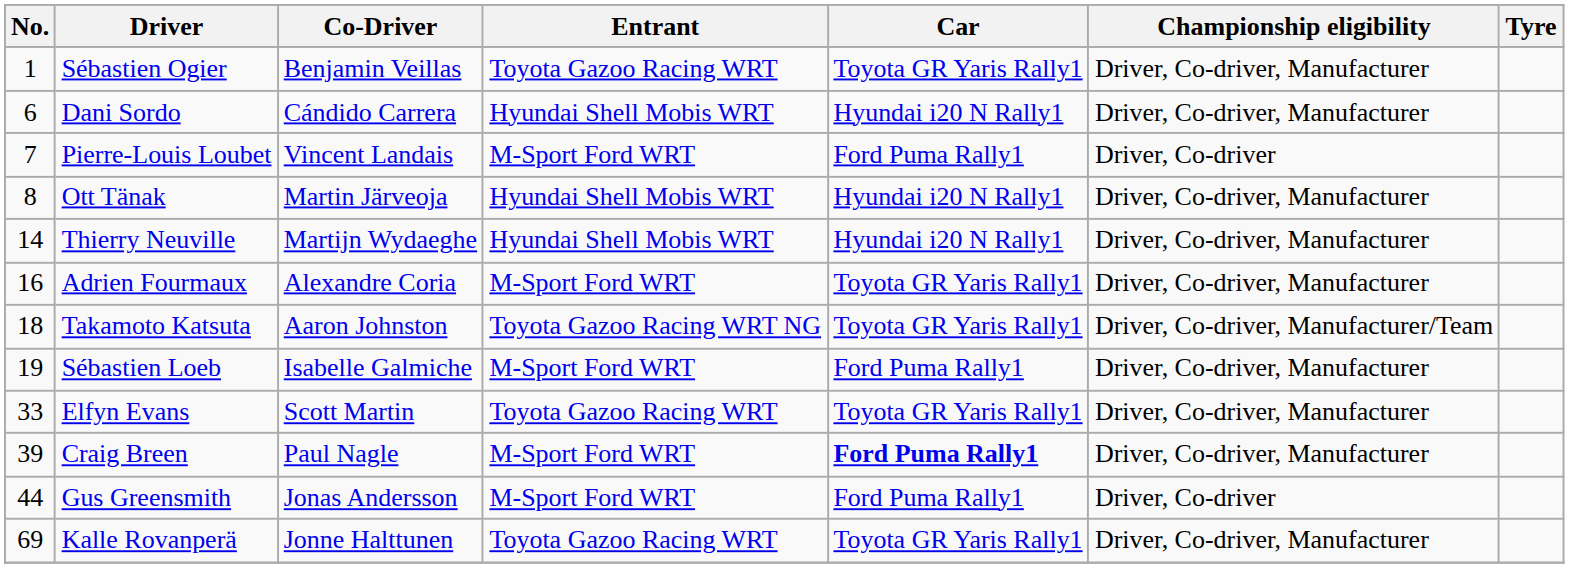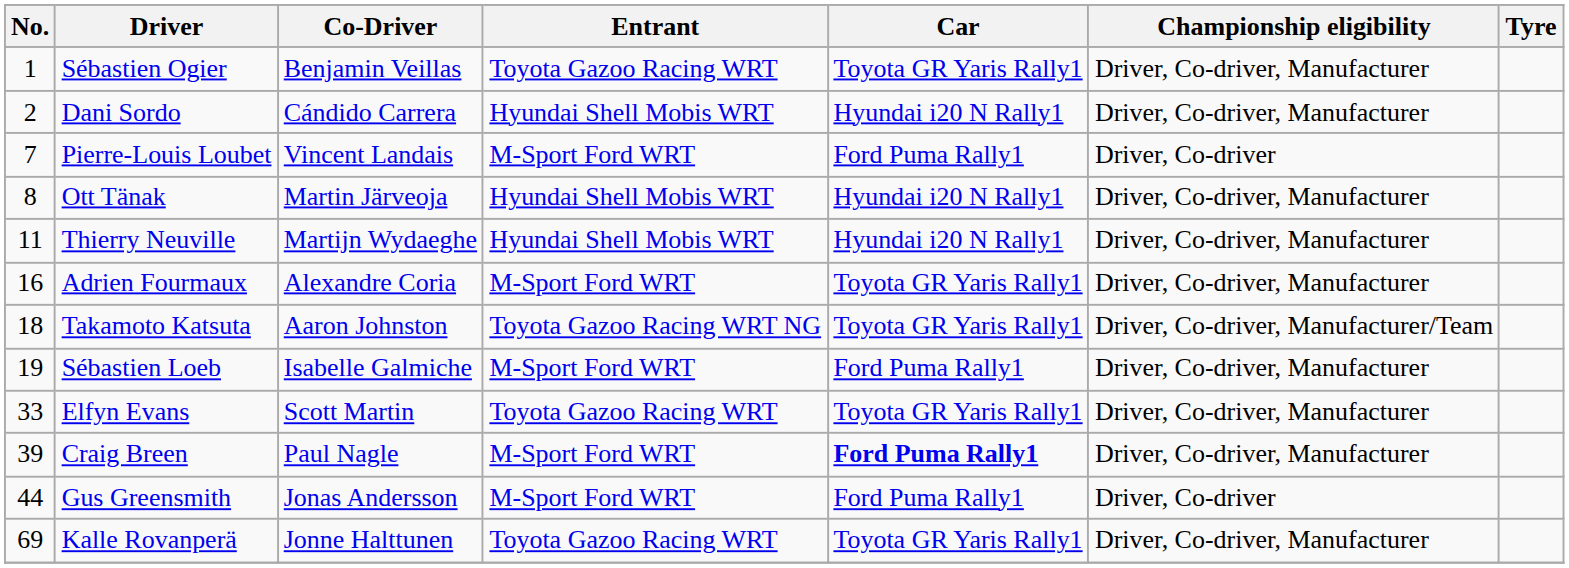(30, 111) 6 -> (30, 111) 2
(30, 239) 14 -> (30, 239) 11
